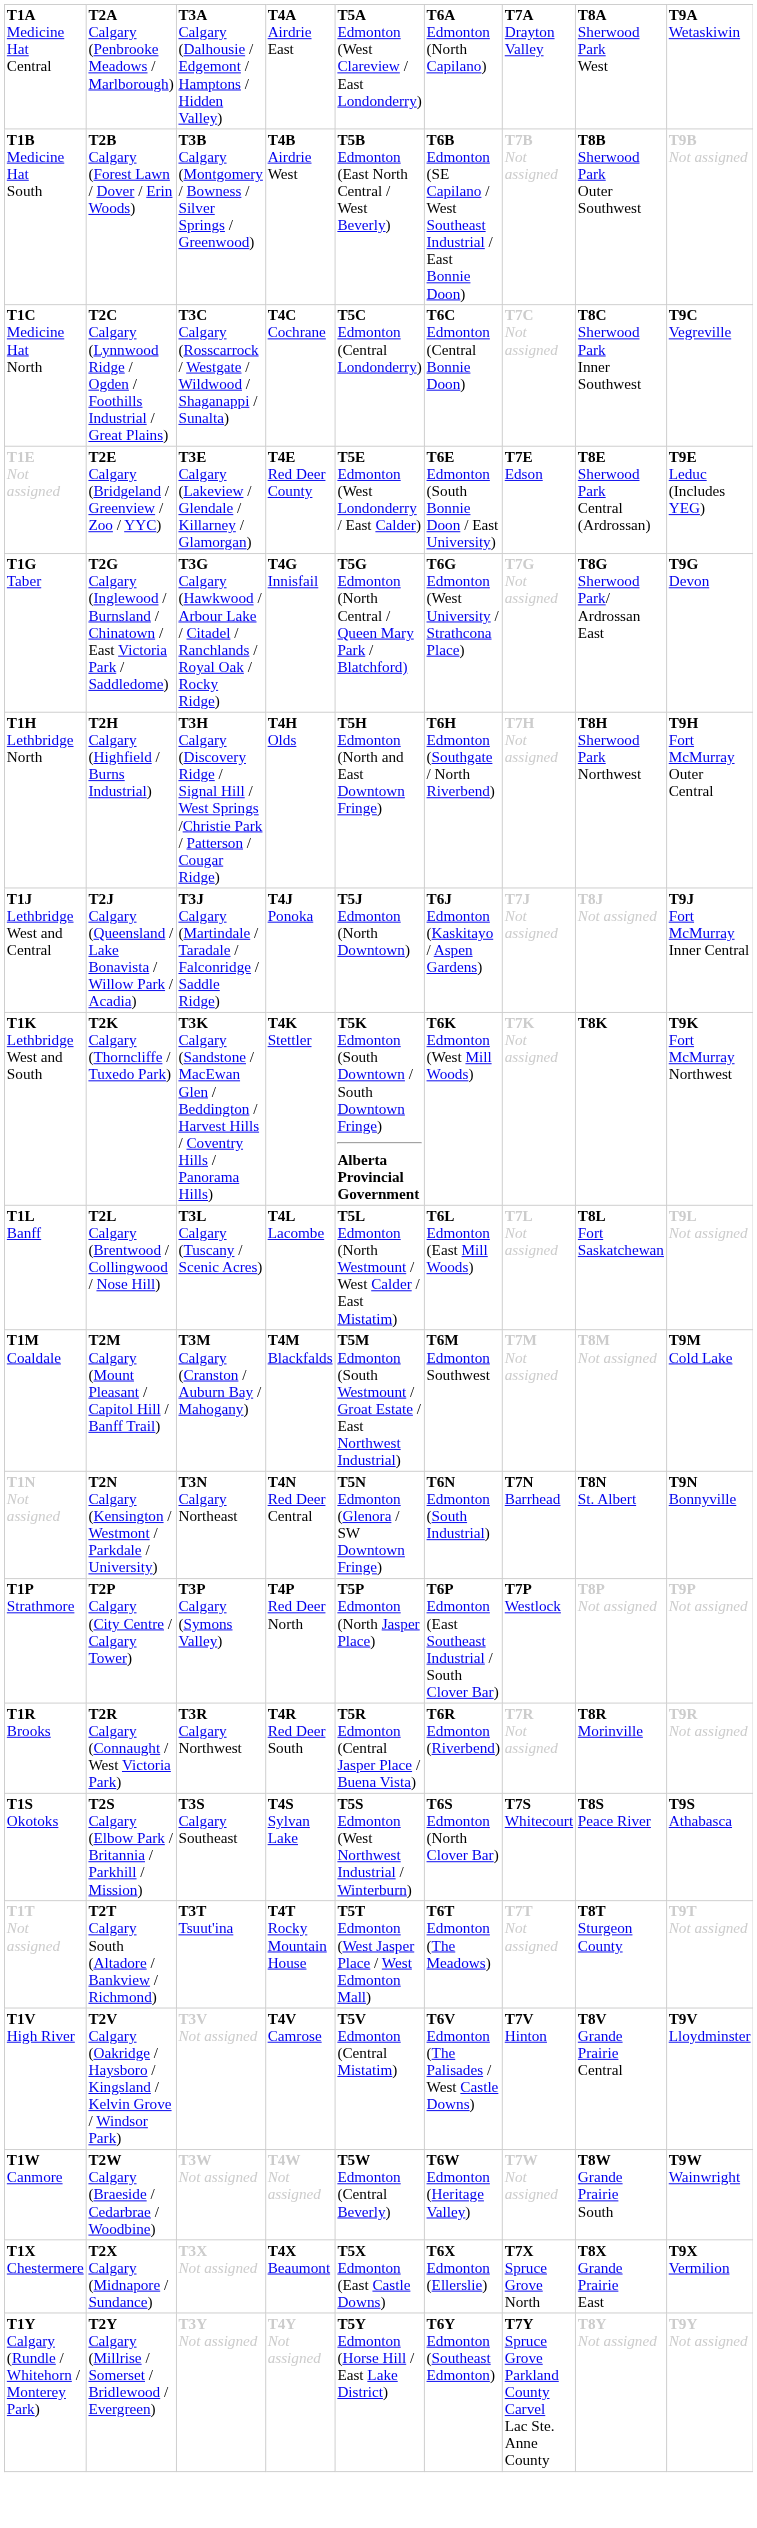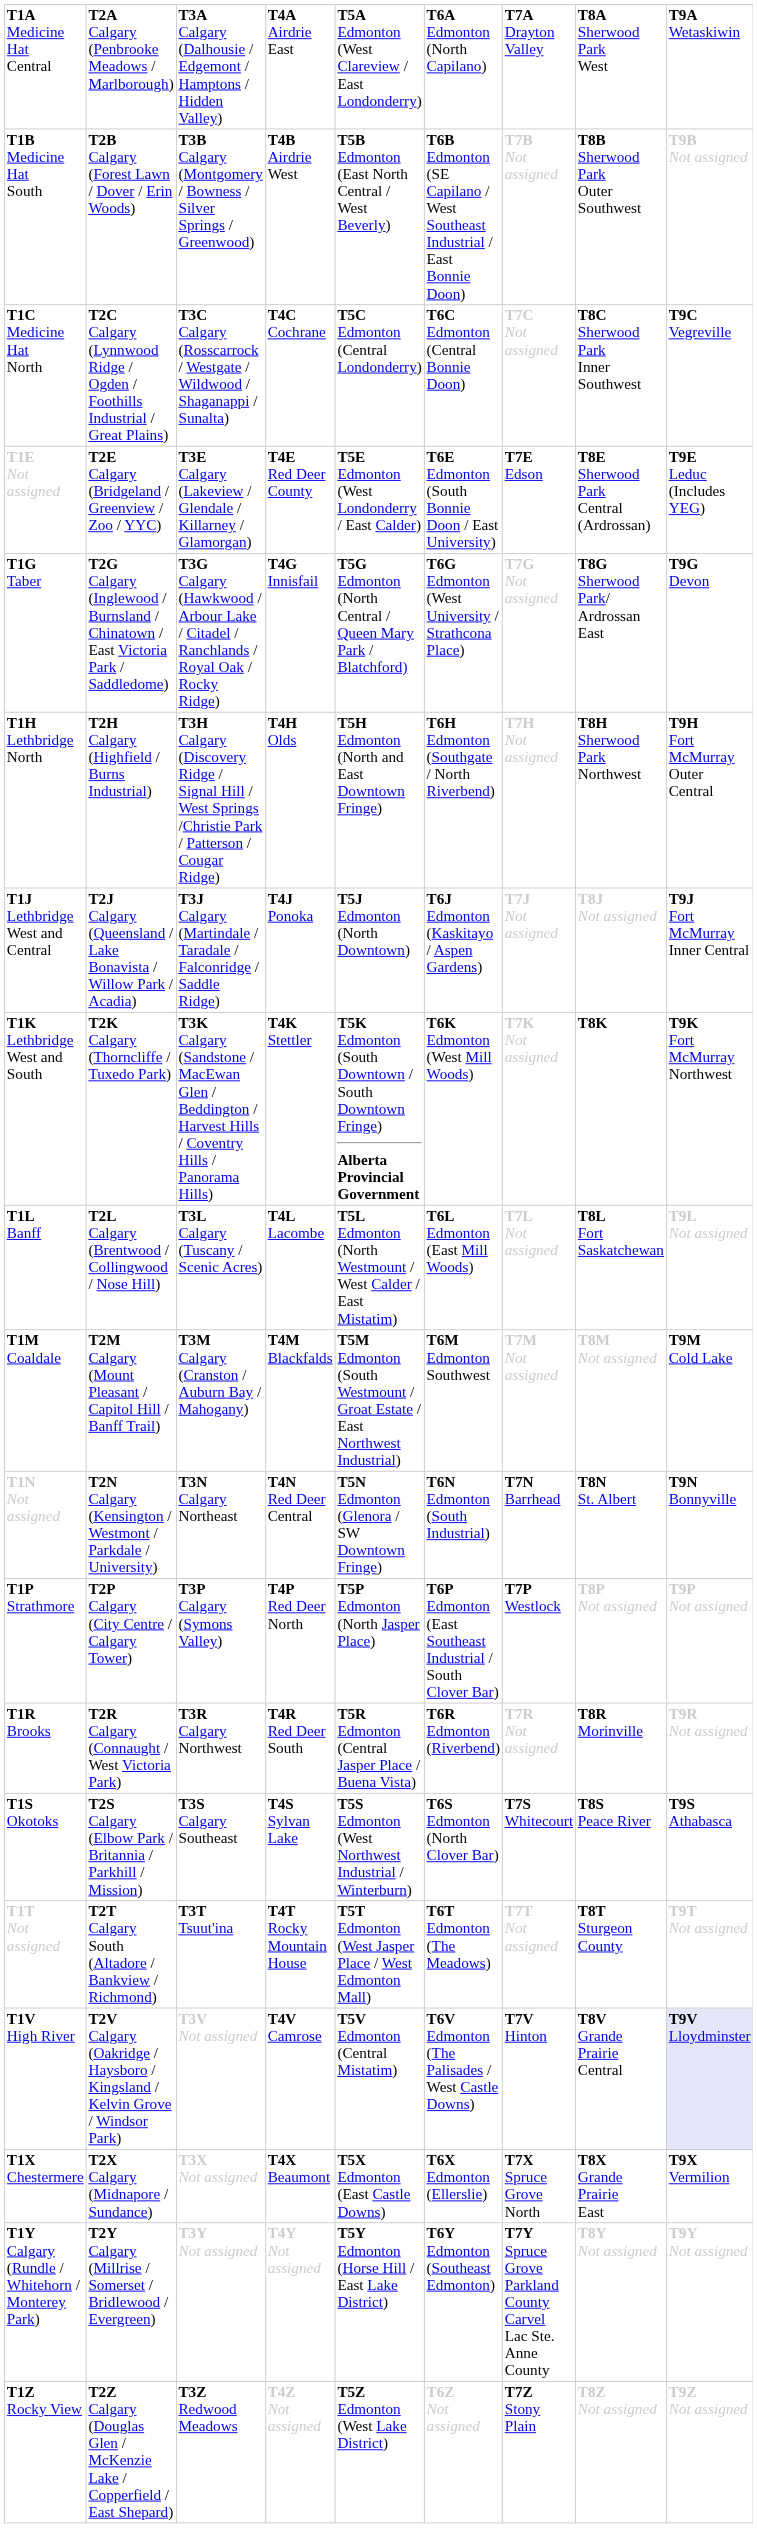(710, 2027) no background -> (710, 2027) lavender background
- row: (35, 2169)
+ row: (44, 2400)
